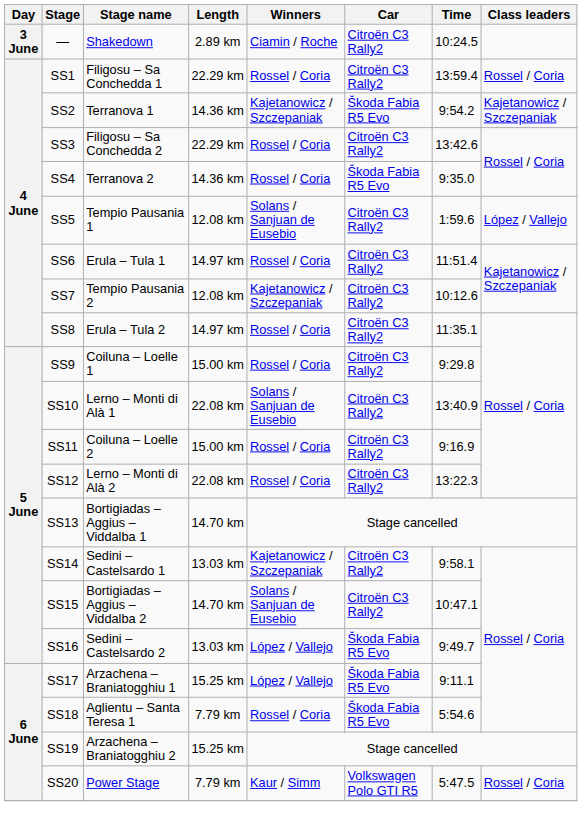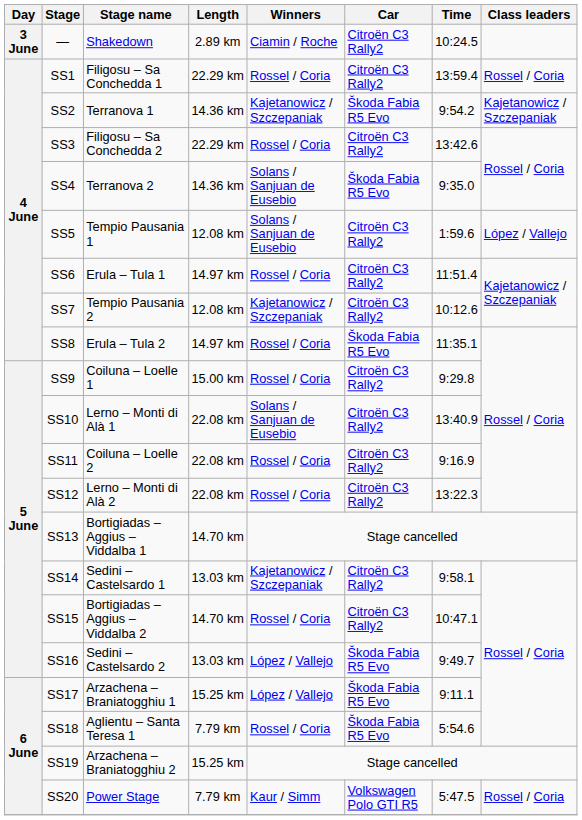(290, 178) Rossel / Coria -> (282, 185) Solans / Sanjuan de Eusebio
(378, 329) Citroën C3 Rally2 -> (383, 344) Škoda Fabia R5 Evo
(218, 446) 15.00 km -> (218, 460) 22.08 km
(282, 604) Solans / Sanjuan de Eusebio -> (290, 619) Rossel / Coria
